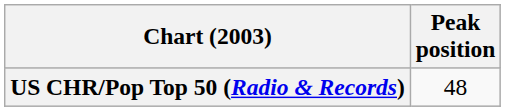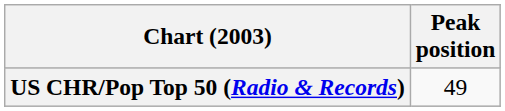(456, 86) 48 -> (456, 86) 49
